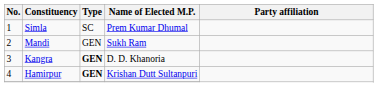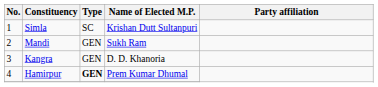(147, 27) Prem Kumar Dhumal -> (152, 27) Krishan Dutt Sultanpuri
(92, 59) bold -> (92, 59) normal
(152, 74) Krishan Dutt Sultanpuri -> (147, 74) Prem Kumar Dhumal
